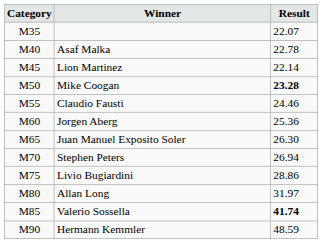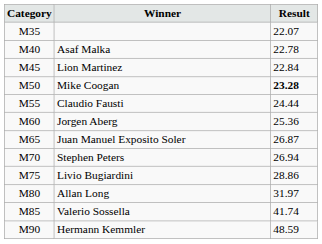(286, 67) 22.14 -> (286, 67) 22.84
(286, 103) 24.46 -> (286, 103) 24.44
(286, 139) 26.30 -> (286, 139) 26.87
(286, 211) bold -> (286, 211) normal
